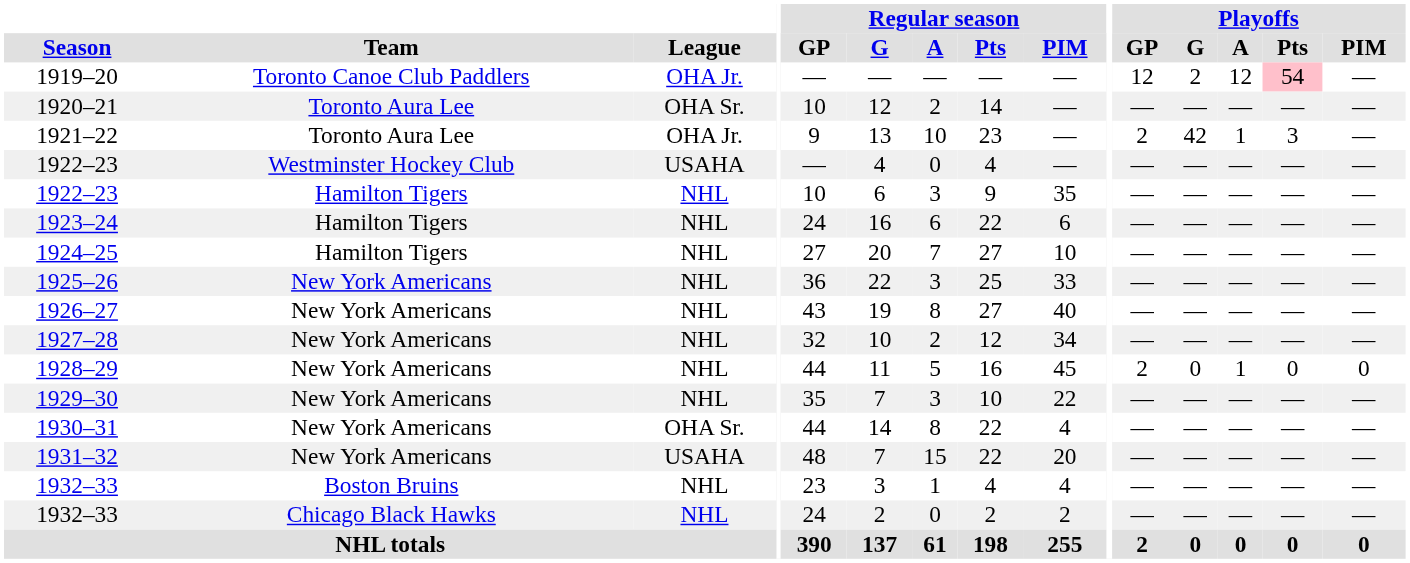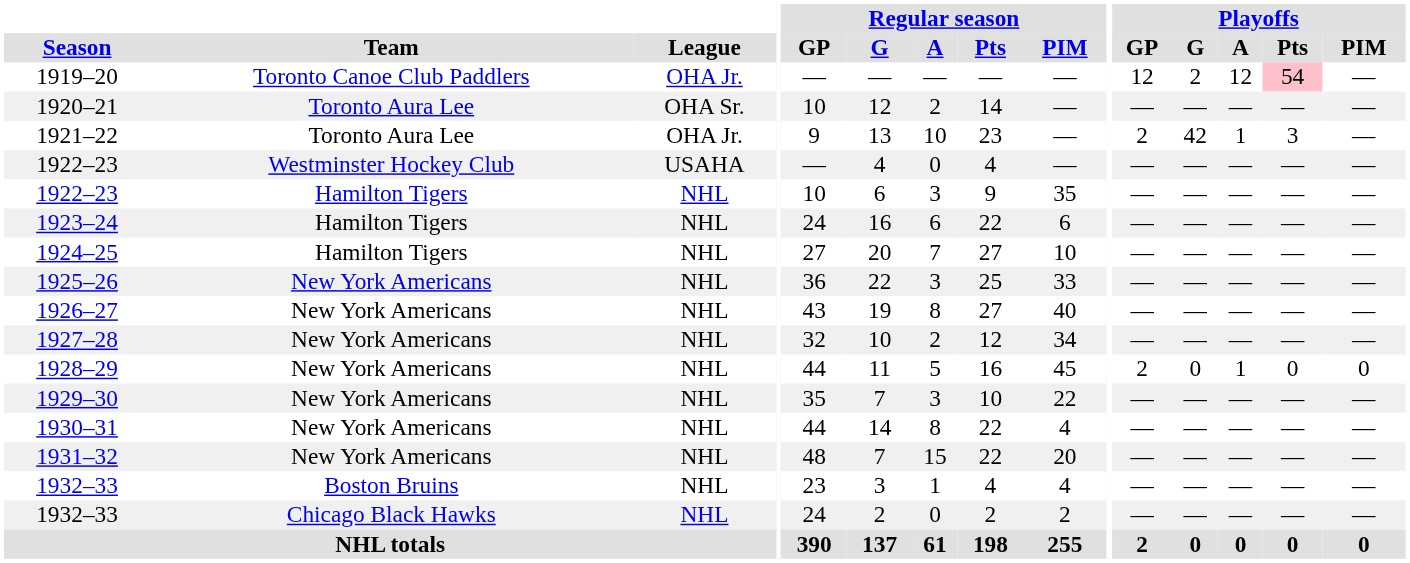(704, 427) OHA Sr. -> (704, 427) NHL
(704, 456) USAHA -> (704, 456) NHL
